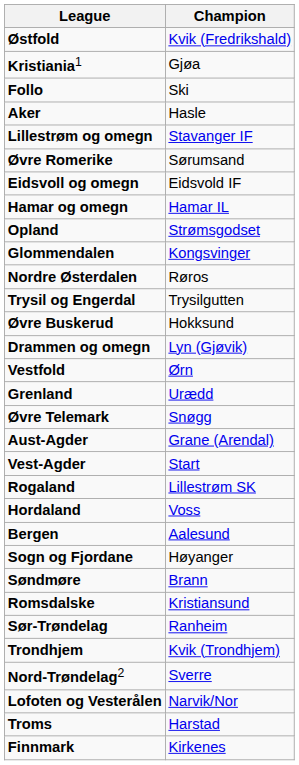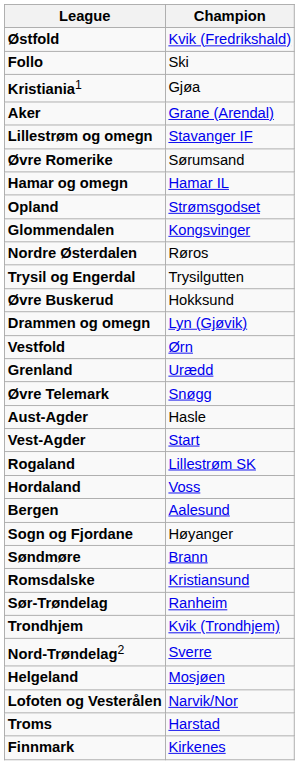rows swapped: (45, 64) <-> (25, 90)
(187, 113) Hasle -> (221, 113) Grane (Arendal)
- row: (73, 183)
(221, 440) Grane (Arendal) -> (187, 417) Hasle
+ row: (43, 677)
